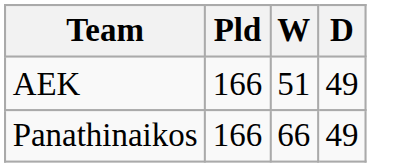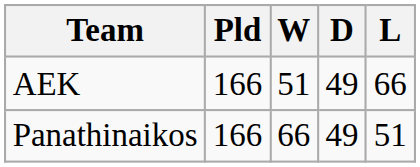+ column: (390, 30)
